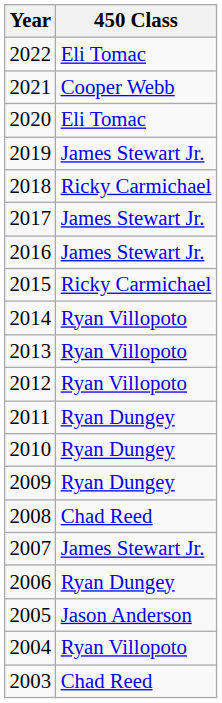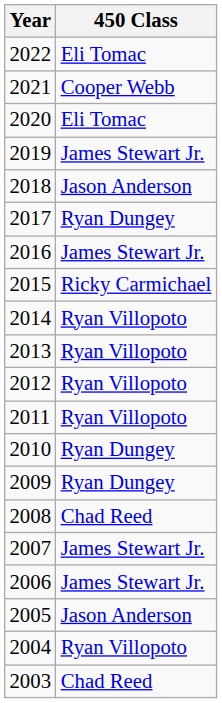(136, 185) Ricky Carmichael -> (126, 185) Jason Anderson
(133, 218) James Stewart Jr. -> (118, 218) Ryan Dungey
(118, 416) Ryan Dungey -> (124, 416) Ryan Villopoto
(118, 581) Ryan Dungey -> (133, 581) James Stewart Jr.
